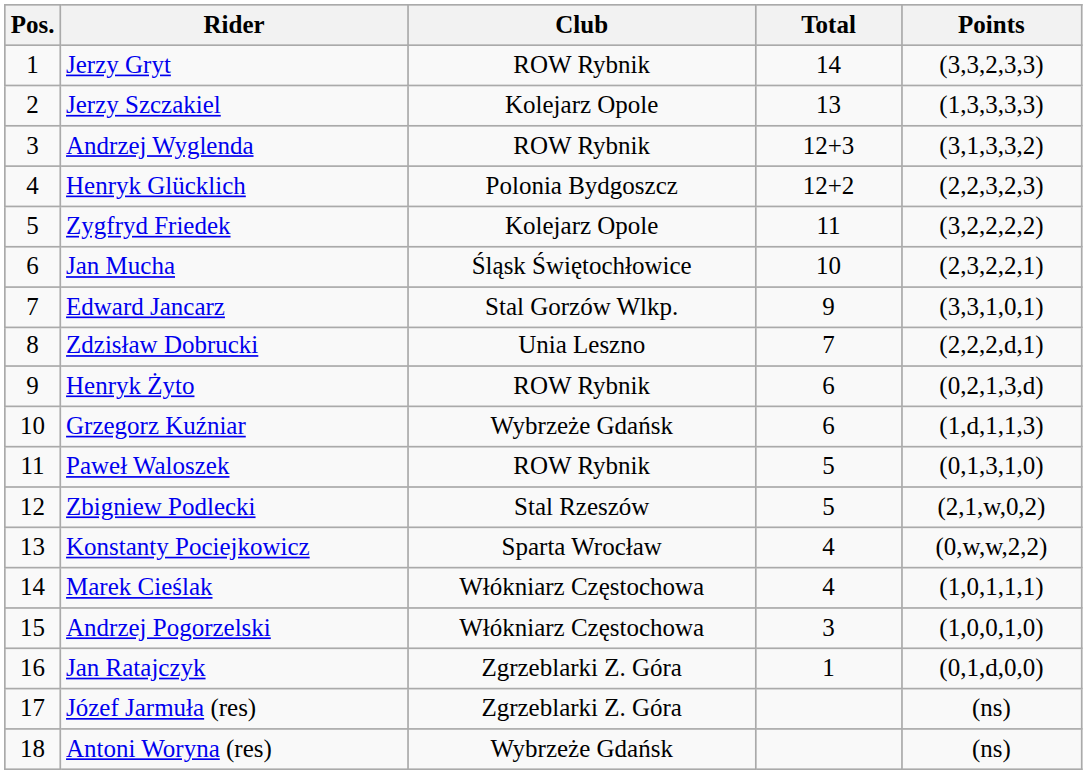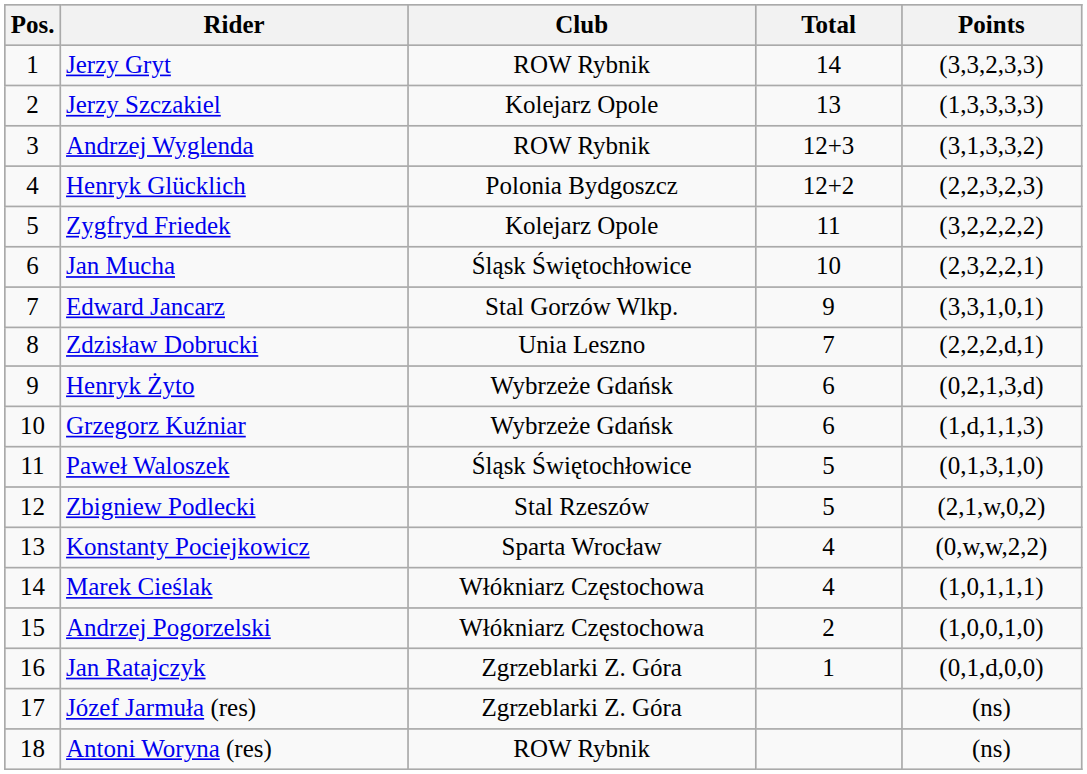(582, 386) ROW Rybnik -> (582, 386) Wybrzeże Gdańsk
(582, 466) ROW Rybnik -> (582, 466) Śląsk Świętochłowice
(829, 627) 3 -> (829, 627) 2
(582, 748) Wybrzeże Gdańsk -> (582, 748) ROW Rybnik
